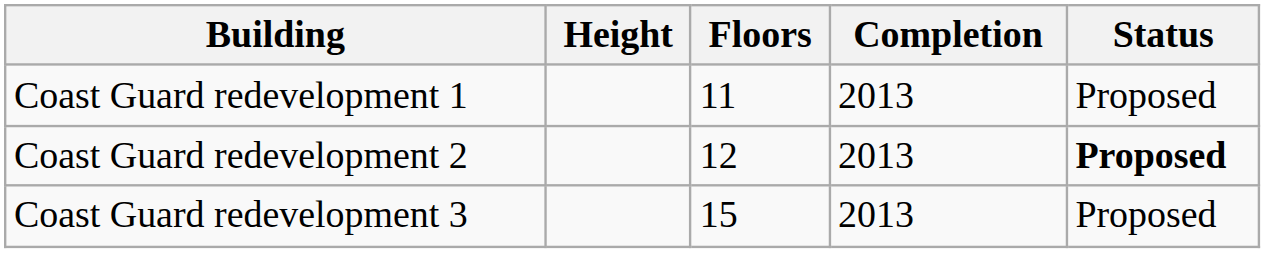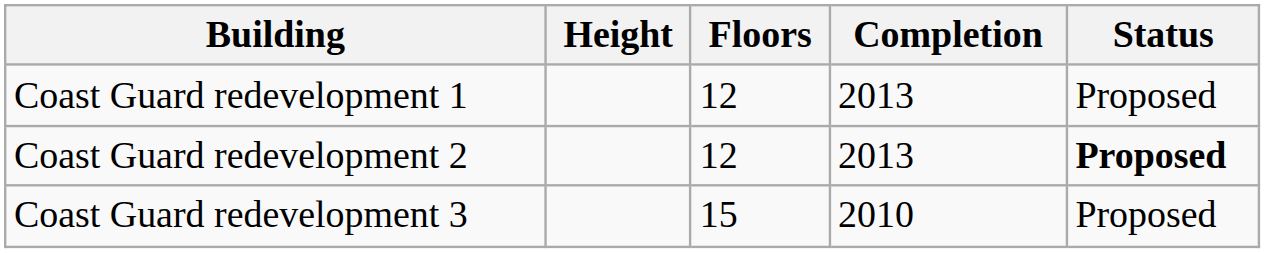(718, 94) 11 -> (719, 94) 12
(876, 214) 2013 -> (876, 214) 2010
